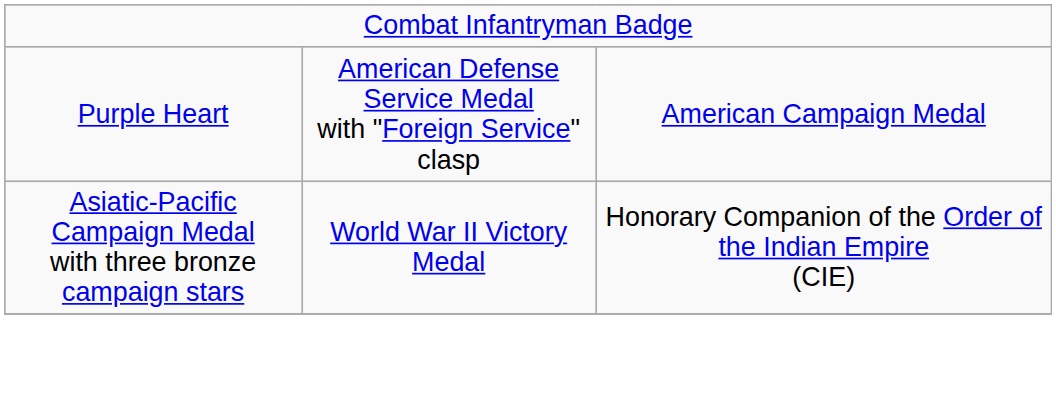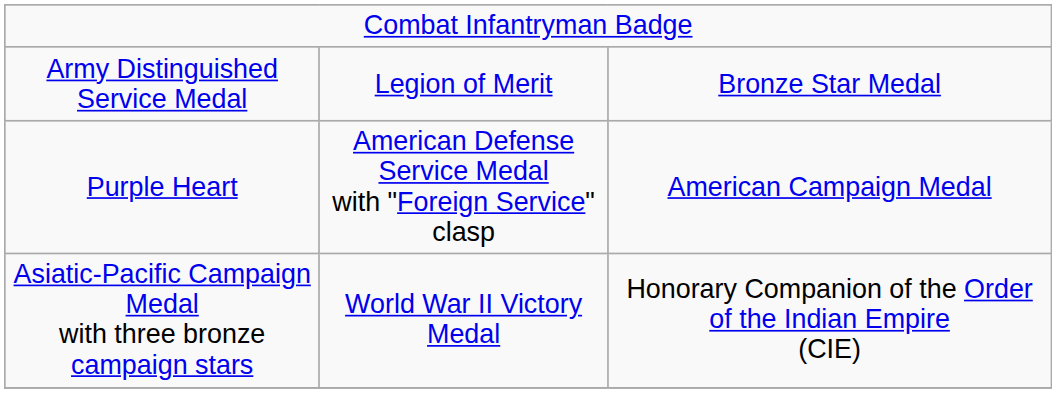+ row: (162, 83)
